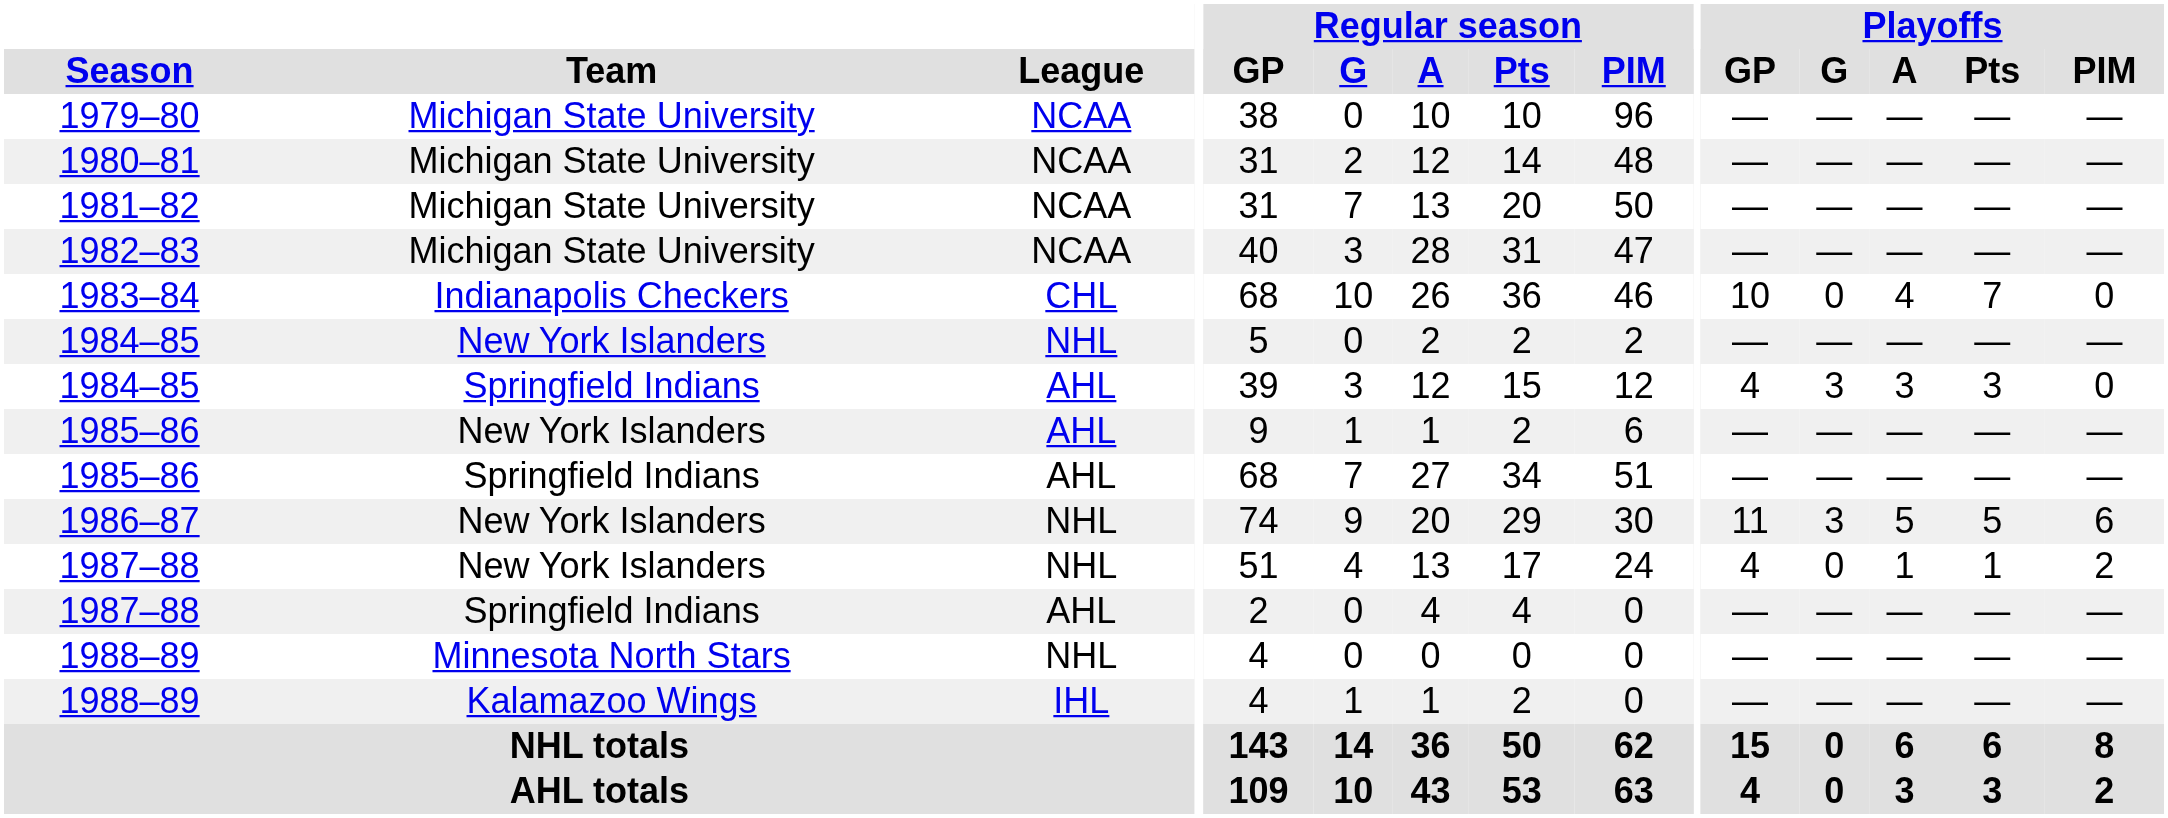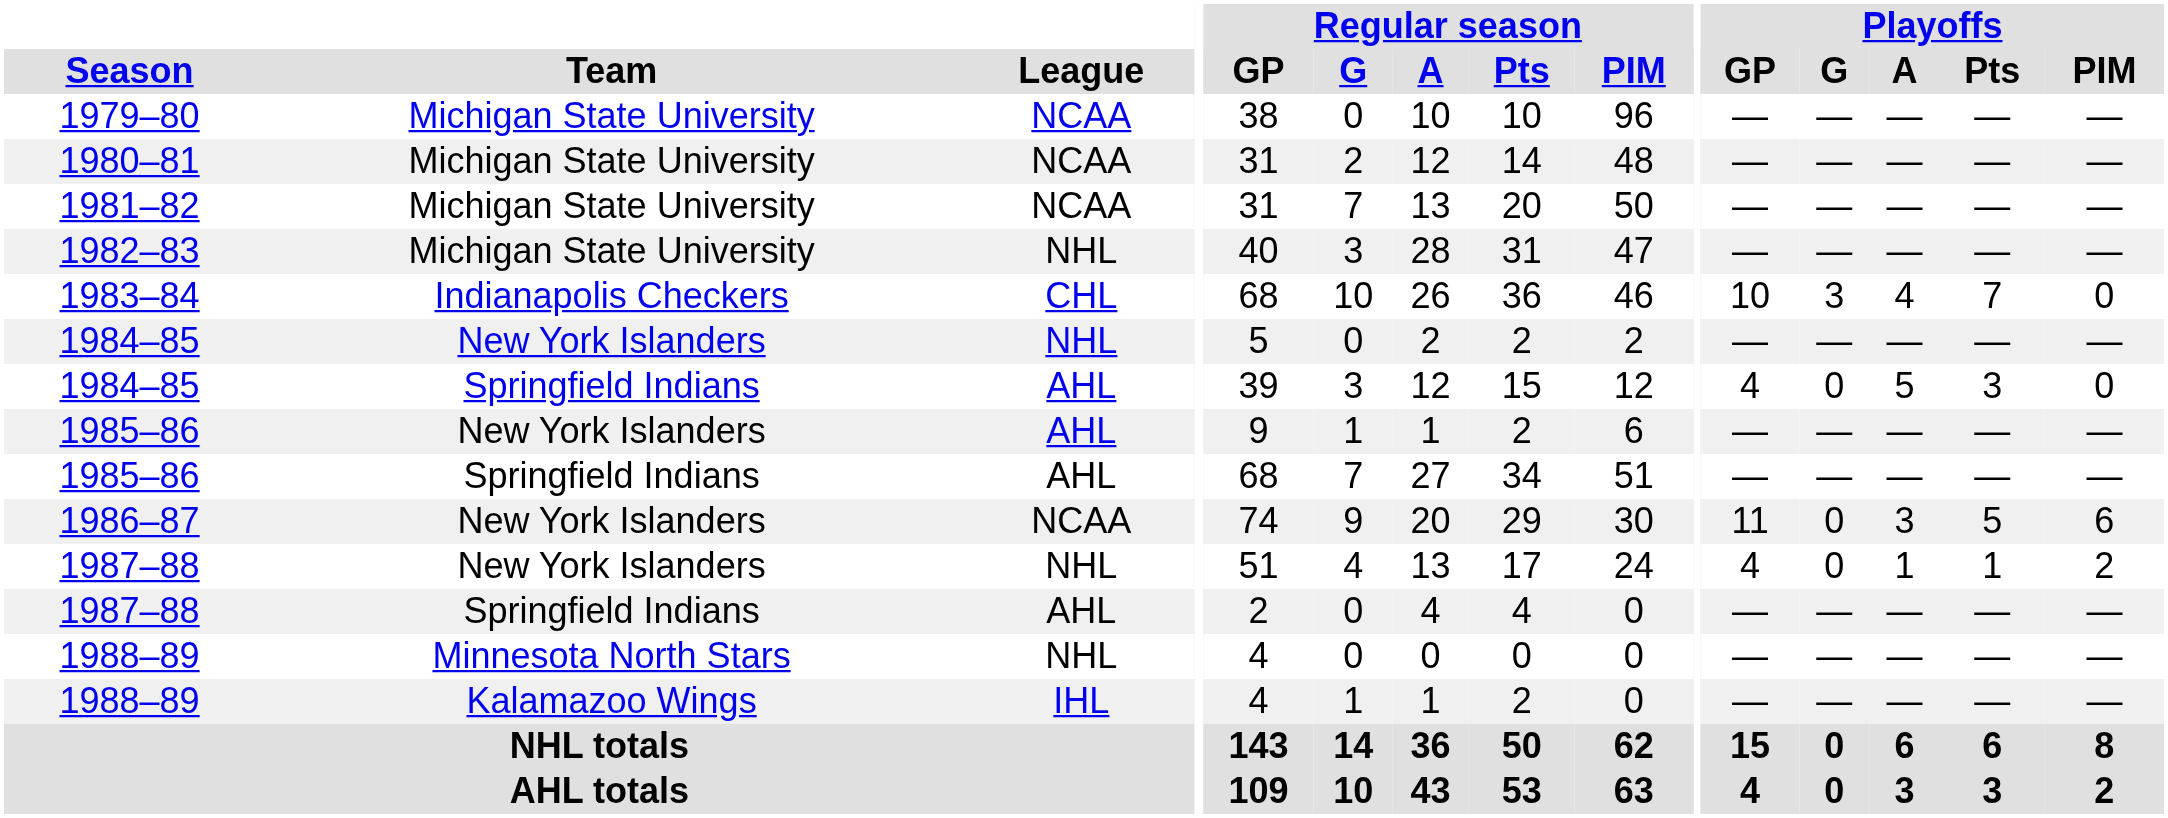(1081, 250) NCAA -> (1081, 250) NHL
(1834, 295) 0 -> (1834, 295) 3
(1834, 385) 3 -> (1834, 385) 0
(1905, 385) 3 -> (1905, 385) 5
(1081, 520) NHL -> (1081, 520) NCAA
(1834, 520) 3 -> (1834, 520) 0
(1905, 520) 5 -> (1905, 520) 3
